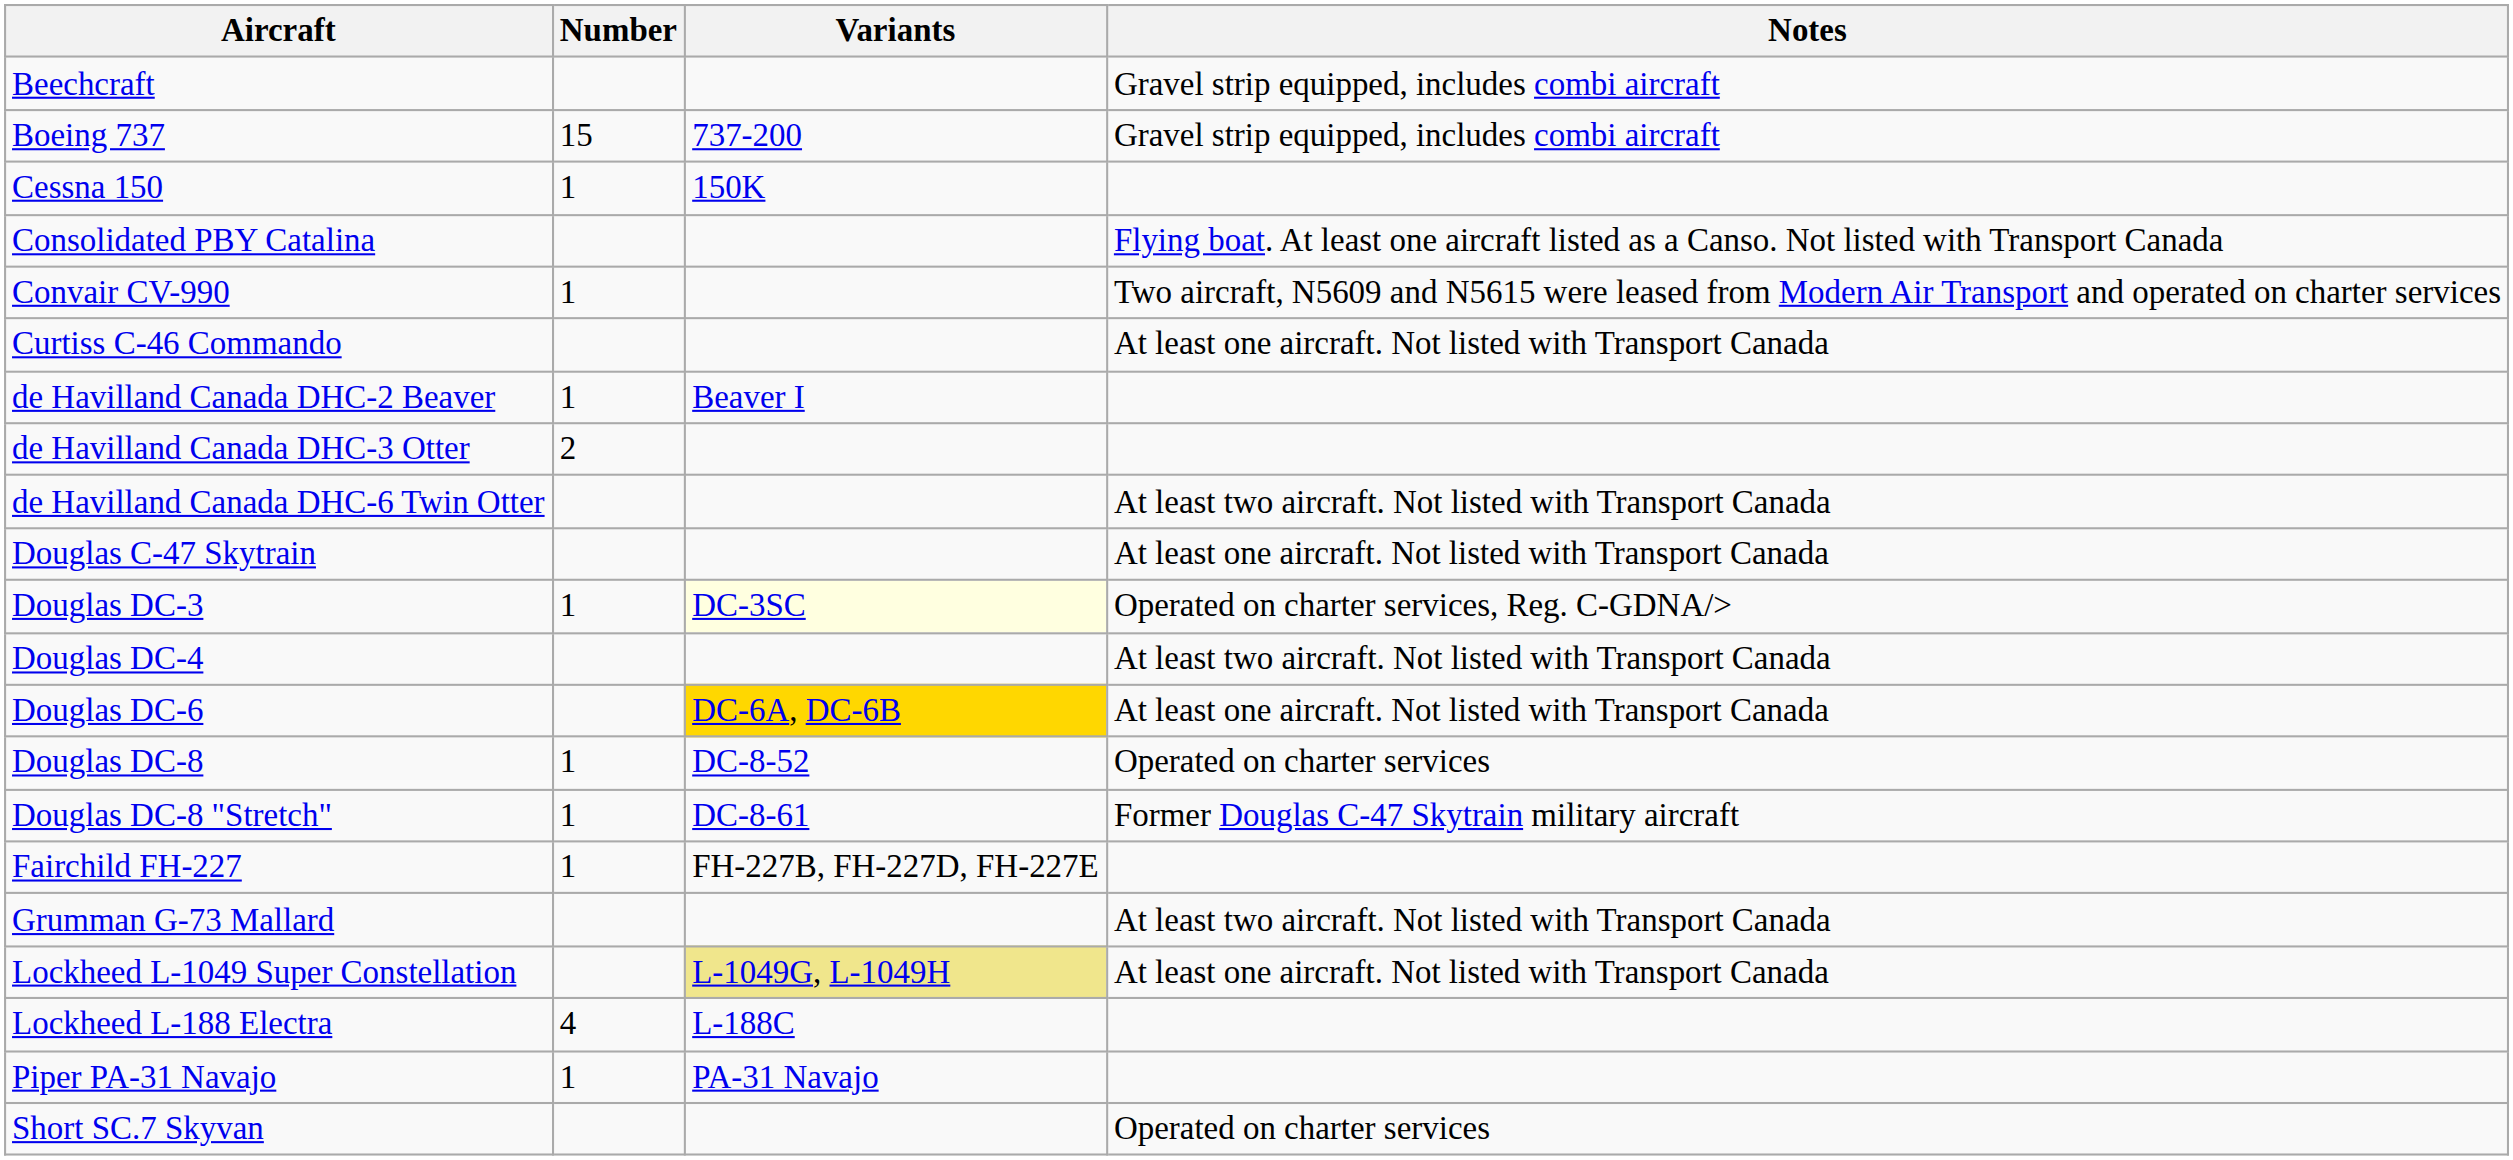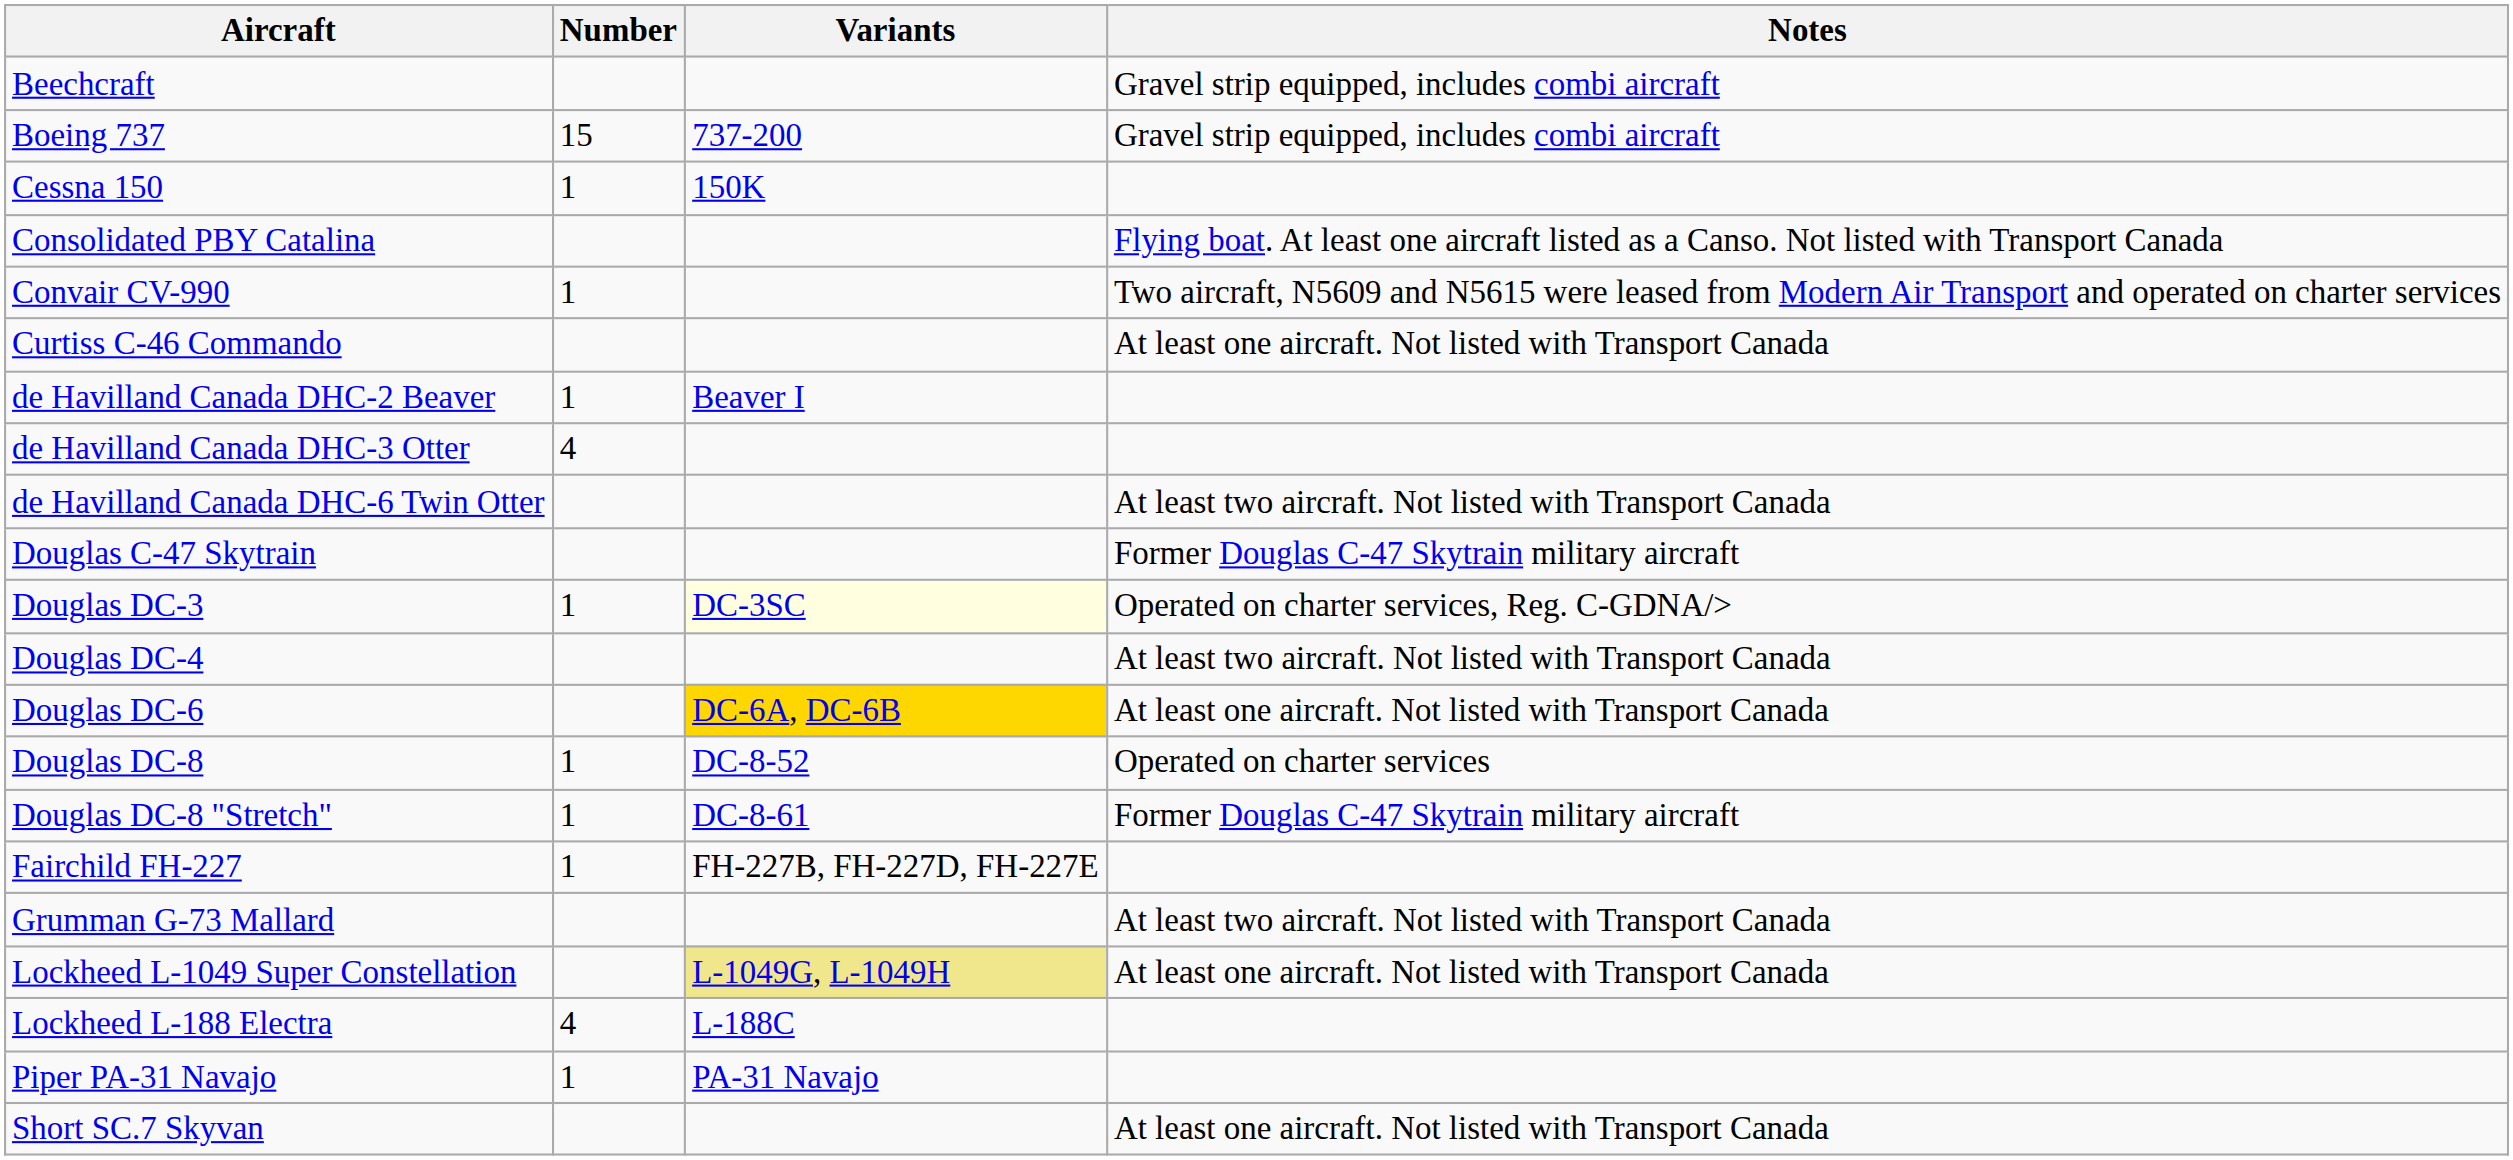(568, 448) 2 -> (568, 448) 4
(1471, 553) At least one aircraft. Not listed with Transport Canada -> (1427, 553) Former Douglas C-47 Skytrain military aircraft
(1302, 1128) Operated on charter services -> (1471, 1128) At least one aircraft. Not listed with Transport Canada
